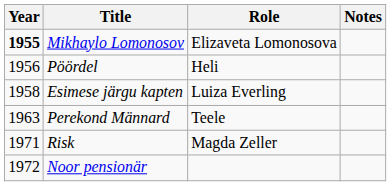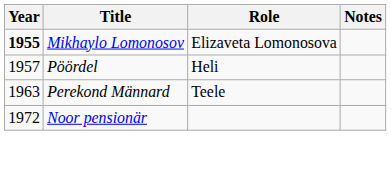(24, 67) 1956 -> (24, 67) 1957
- row: (115, 92)
- row: (61, 142)
